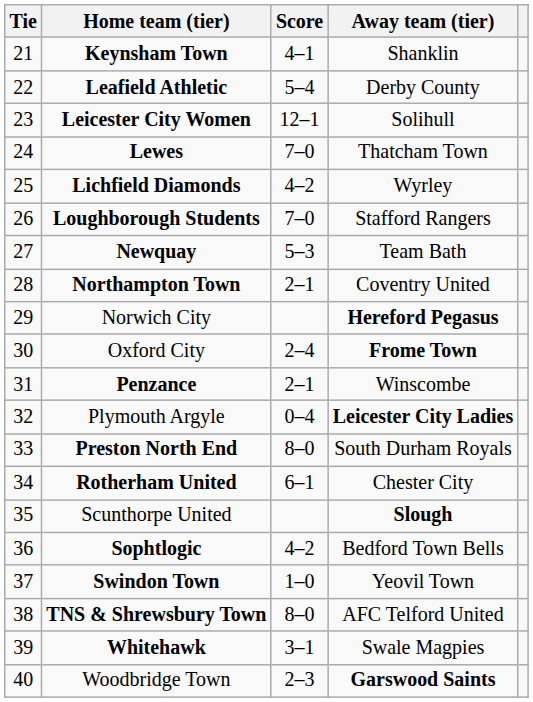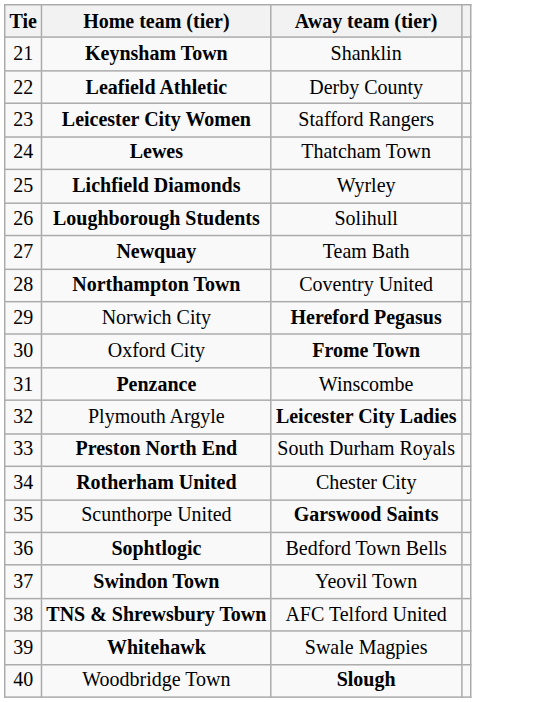- column: (300, 20)
(423, 119) Solihull -> (366, 119) Stafford Rangers
(423, 218) Stafford Rangers -> (366, 218) Solihull
(423, 515) Slough -> (366, 515) Garswood Saints
(423, 680) Garswood Saints -> (366, 680) Slough
